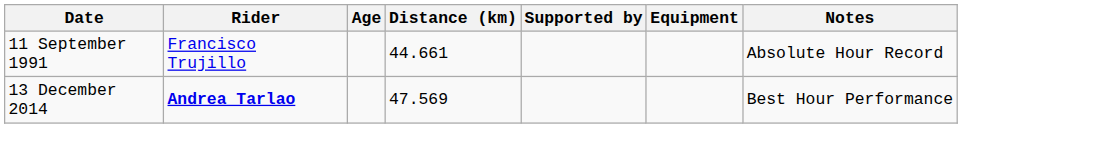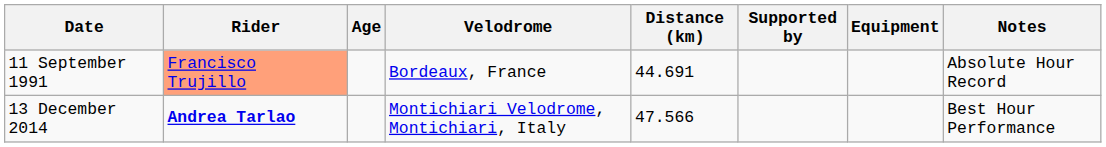+ column: (508, 27)
(212, 54) no background -> (212, 73) lightsalmon background
(419, 54) 44.661 -> (665, 73) 44.691
(419, 100) 47.569 -> (665, 119) 47.566
